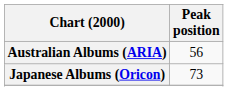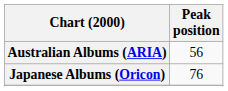(196, 74) 73 -> (196, 74) 76
